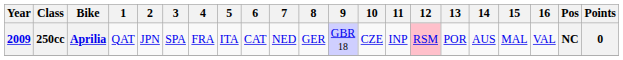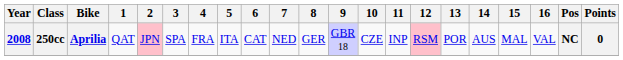(19, 39) 2009 -> (19, 39) 2008
(150, 39) no background -> (150, 39) pink background
